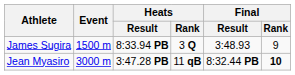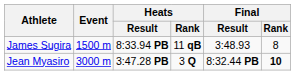(187, 45) 3 Q -> (187, 45) 11 qB
(276, 45) 9 -> (276, 45) 8
(187, 62) 11 qB -> (187, 62) 3 Q
